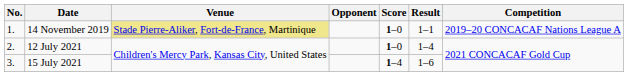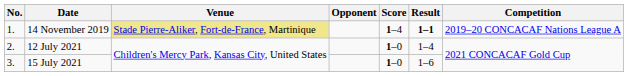(394, 29) 1–0 -> (394, 29) 1–4
(426, 29) normal -> (426, 29) bold
(394, 63) 1–4 -> (394, 63) 1–0
